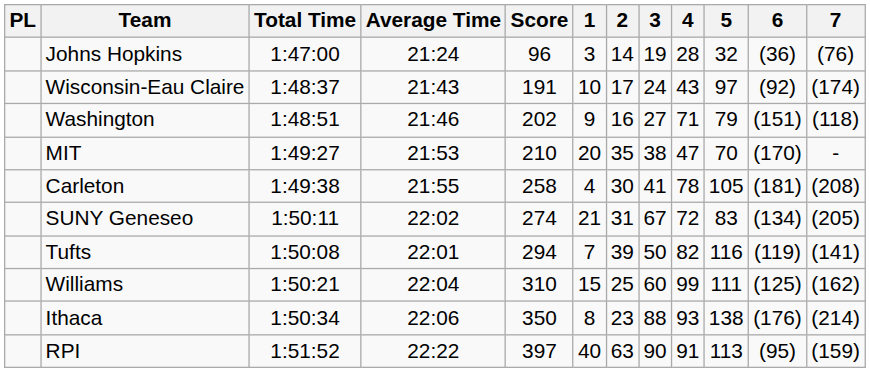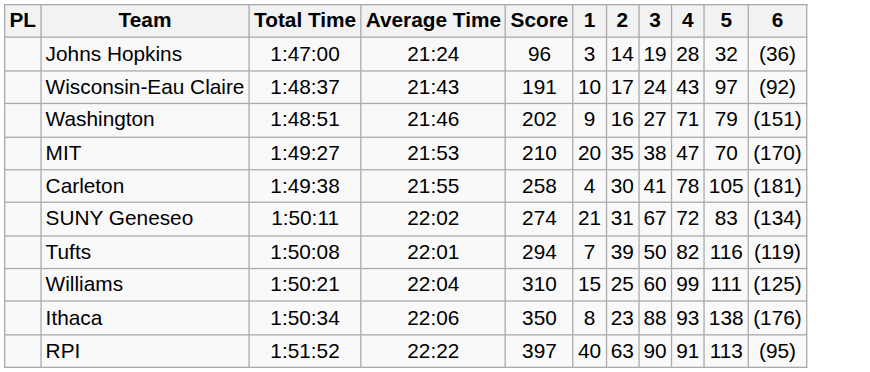- column: (836, 20)
